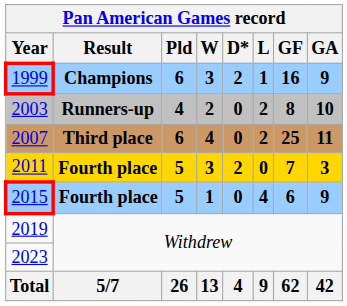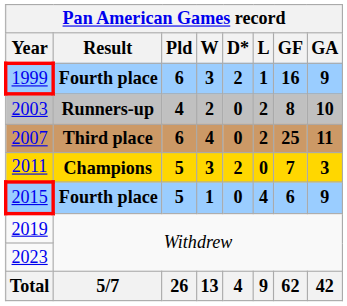(108, 78) Champions -> (108, 78) Fourth place
(108, 167) Fourth place -> (108, 167) Champions
